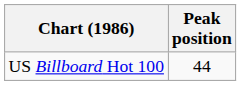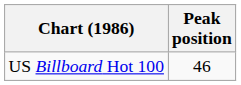(202, 66) 44 -> (202, 66) 46
